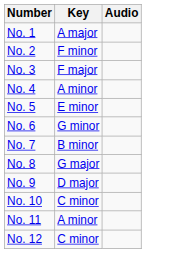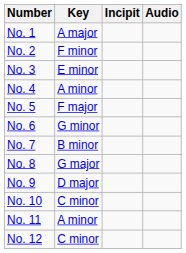+ column: (122, 13)
(77, 70) F major -> (78, 70) E minor
(78, 107) E minor -> (77, 107) F major
